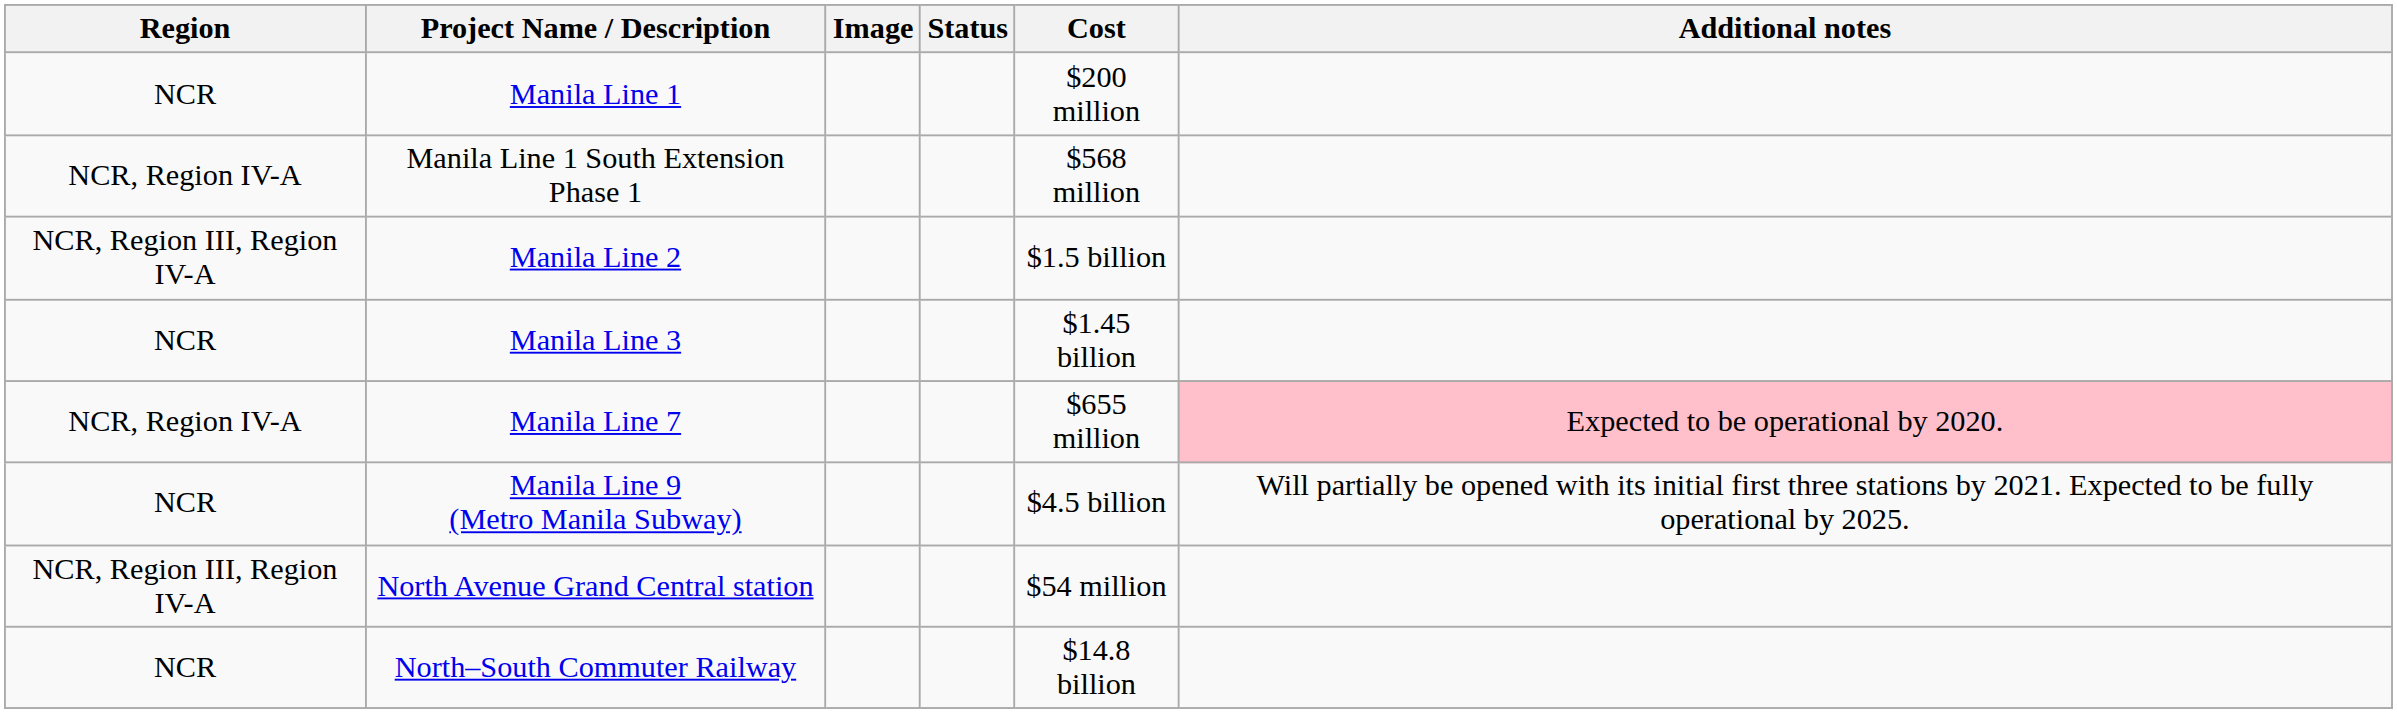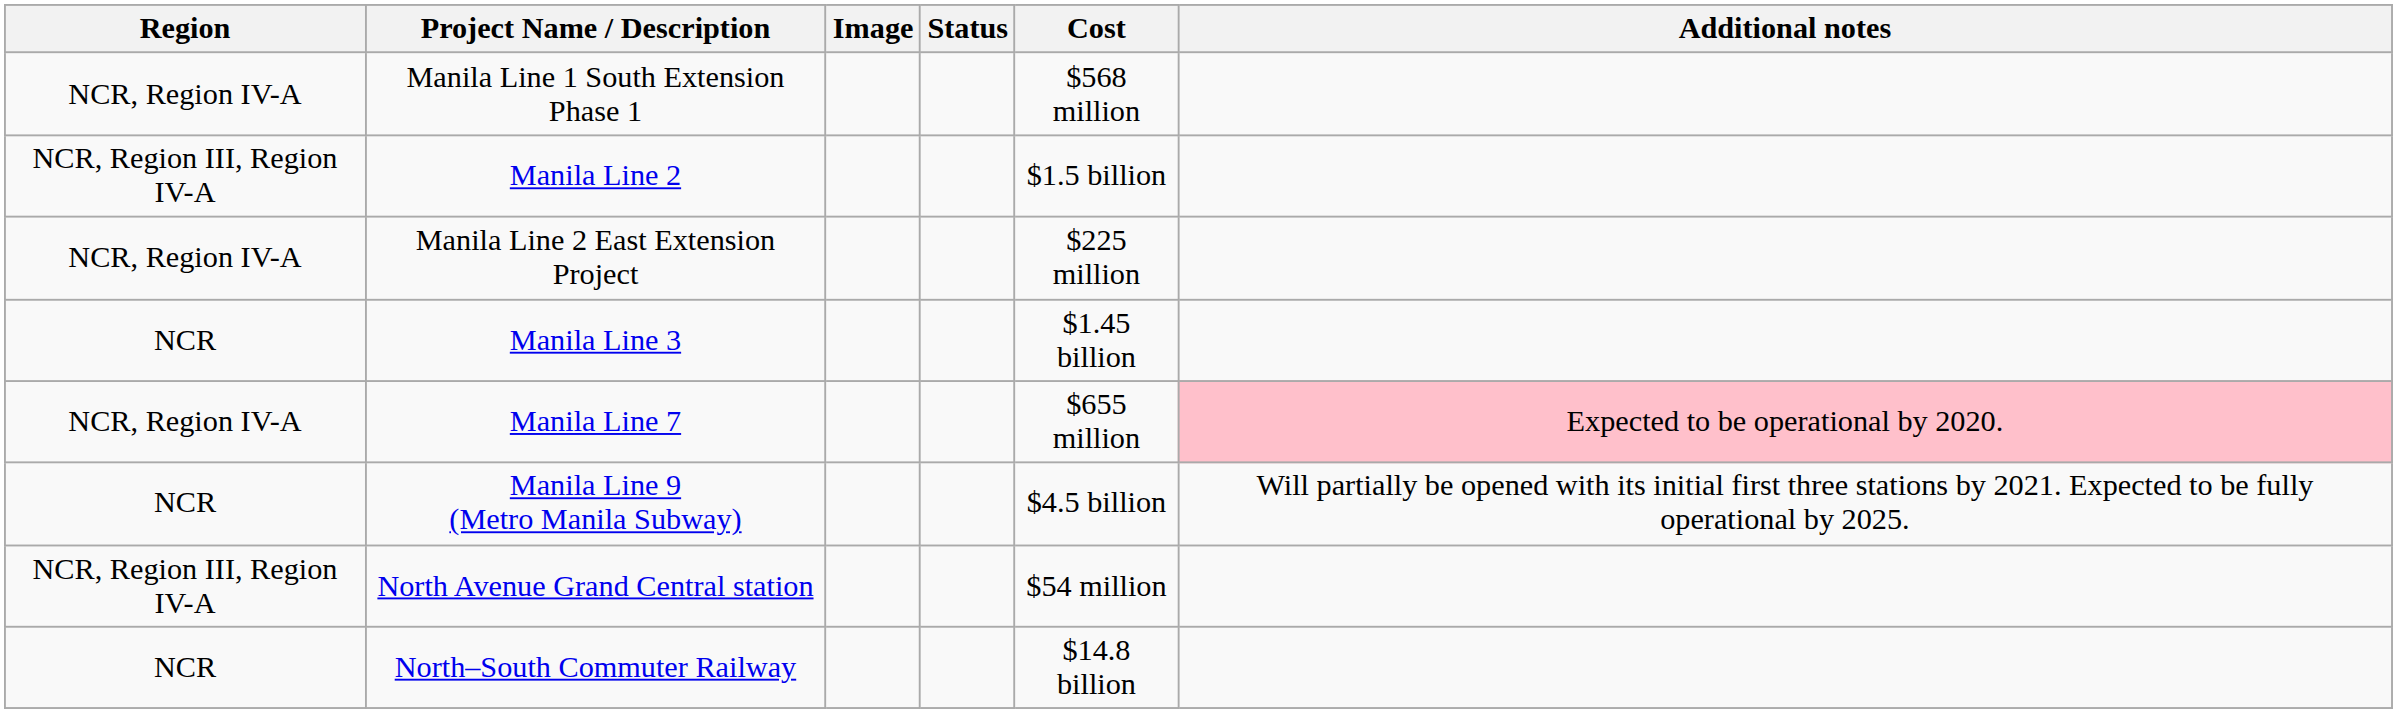- row: (595, 93)
+ row: (595, 257)
